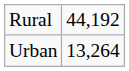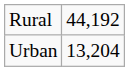(93, 50) 13,264 -> (93, 50) 13,204
